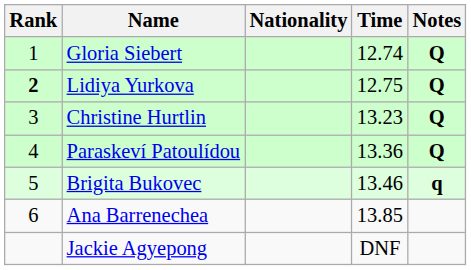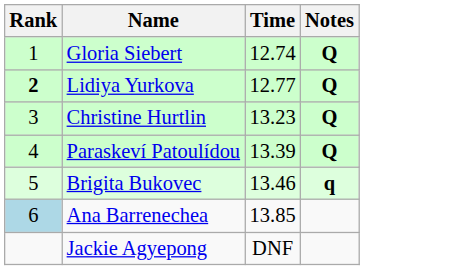- column: (298, 20)
(380, 85) 12.75 -> (273, 85) 12.77
(380, 150) 13.36 -> (273, 150) 13.39
(33, 215) no background -> (33, 215) lightblue background
